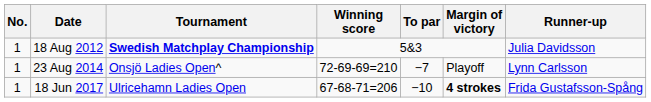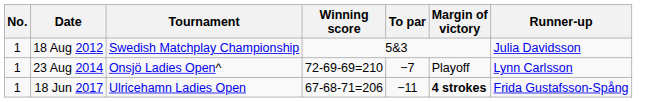(211, 48) bold -> (204, 48) normal
(422, 88) −10 -> (407, 88) −11
